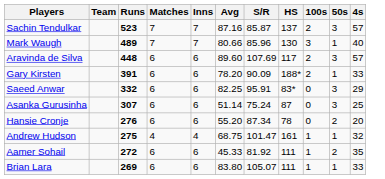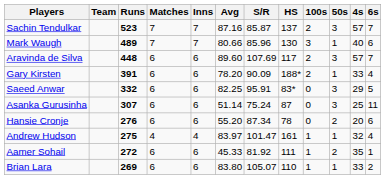+ column: (373, 12)
(230, 136) 68.75 -> (230, 136) 83.97
(288, 167) 111 -> (289, 167) 110
